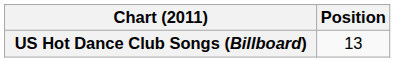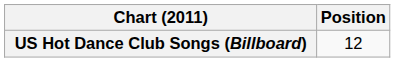(353, 43) 13 -> (353, 43) 12
